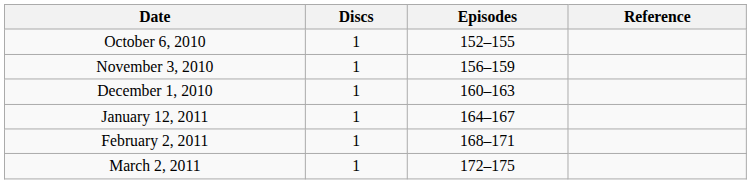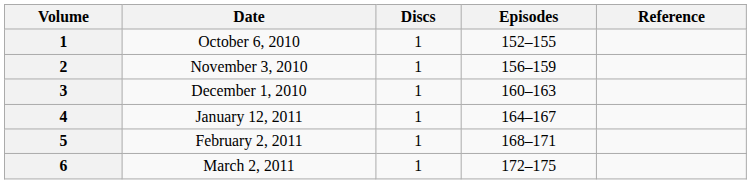+ column: (64, 16)
